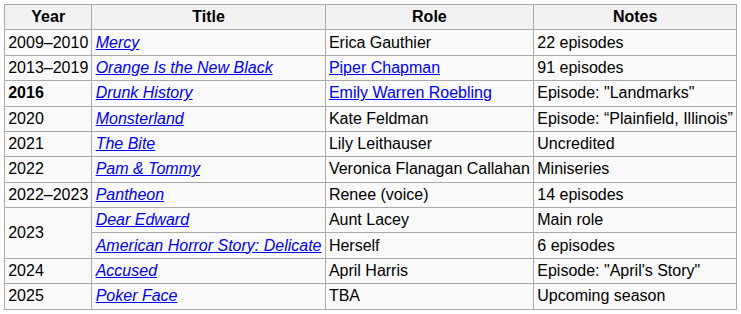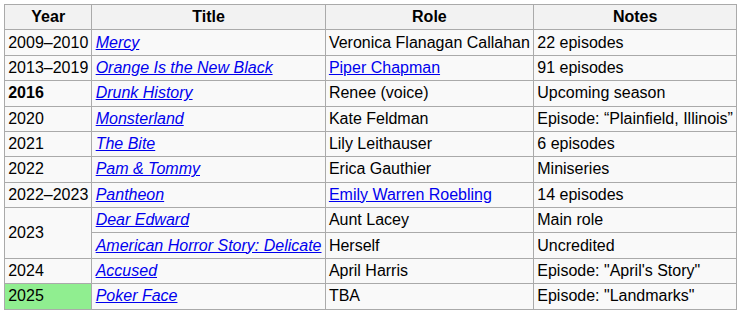(380, 42) Erica Gauthier -> (429, 42) Veronica Flanagan Callahan
(410, 93) Emily Warren Roebling -> (379, 93) Renee (voice)
(616, 93) Episode: "Landmarks" -> (601, 93) Upcoming season
(576, 144) Uncredited -> (576, 144) 6 episodes
(429, 169) Veronica Flanagan Callahan -> (380, 169) Erica Gauthier
(379, 194) Renee (voice) -> (410, 194) Emily Warren Roebling
(576, 245) 6 episodes -> (576, 245) Uncredited
(26, 296) no background -> (26, 296) lightgreen background
(601, 296) Upcoming season -> (616, 296) Episode: "Landmarks"
